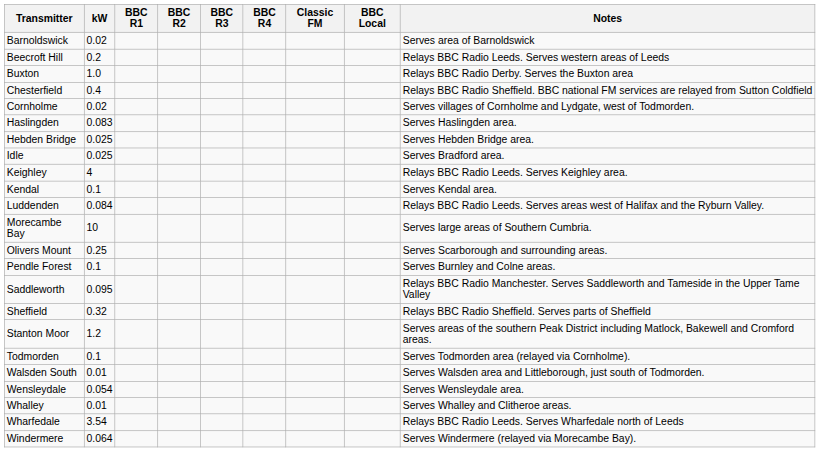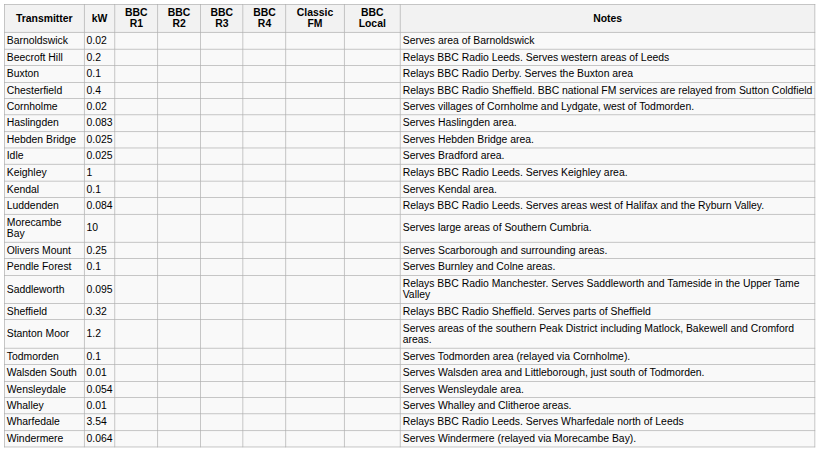(94, 73) 1.0 -> (94, 73) 0.1
(89, 172) 4 -> (89, 172) 1
